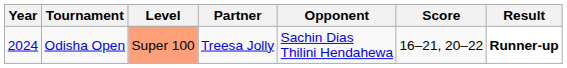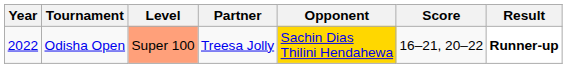(23, 45) 2024 -> (23, 45) 2022
(337, 45) no background -> (337, 45) gold background
